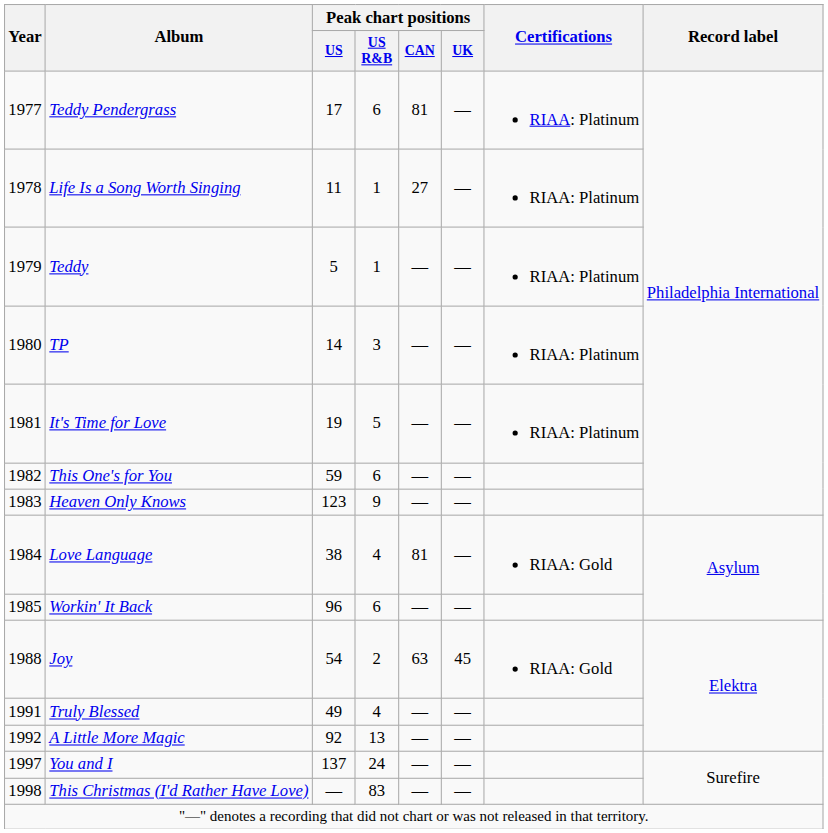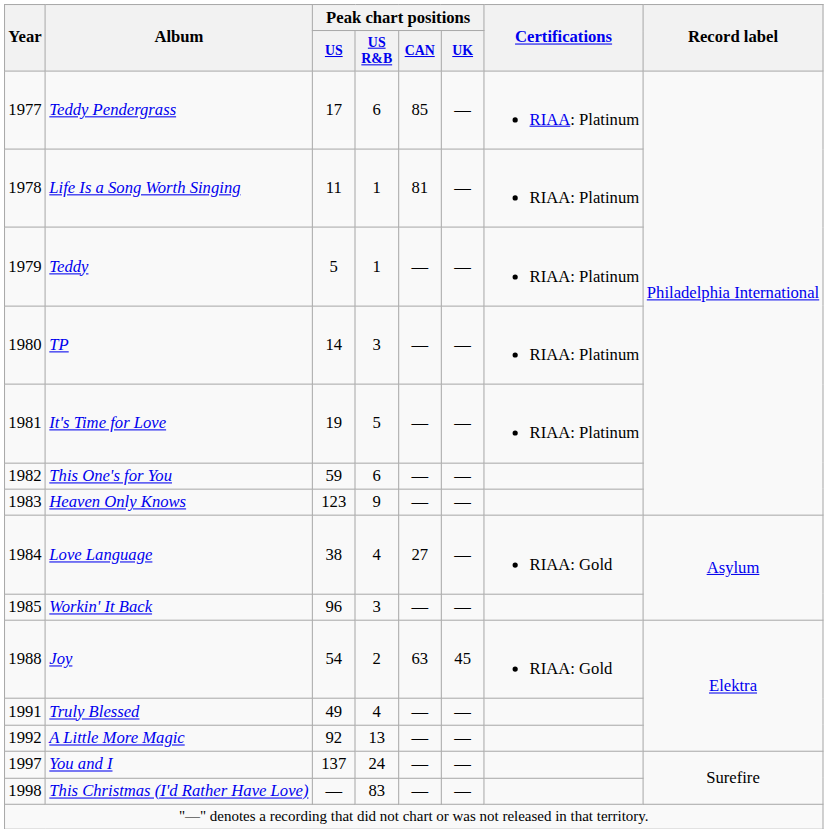(420, 109) 81 -> (420, 109) 85
(420, 188) 27 -> (420, 188) 81
(420, 554) 81 -> (420, 554) 27
(377, 607) 6 -> (377, 607) 3
